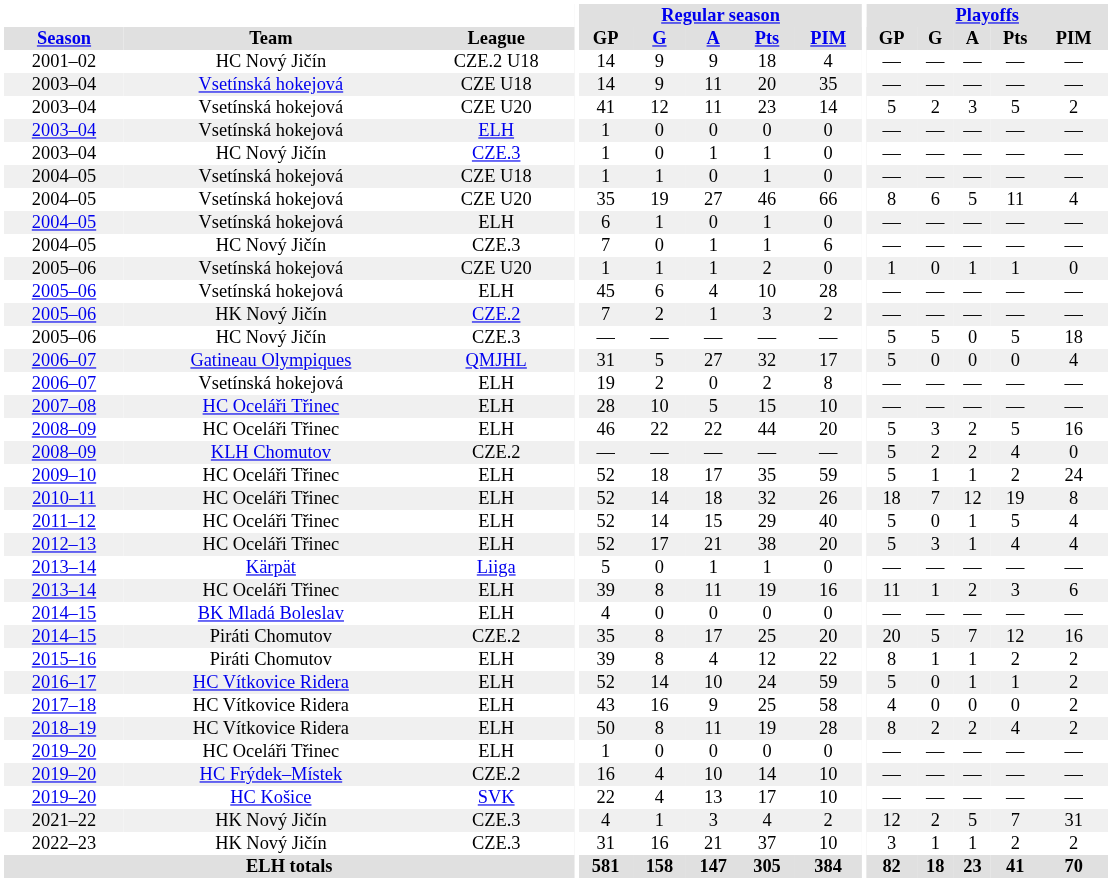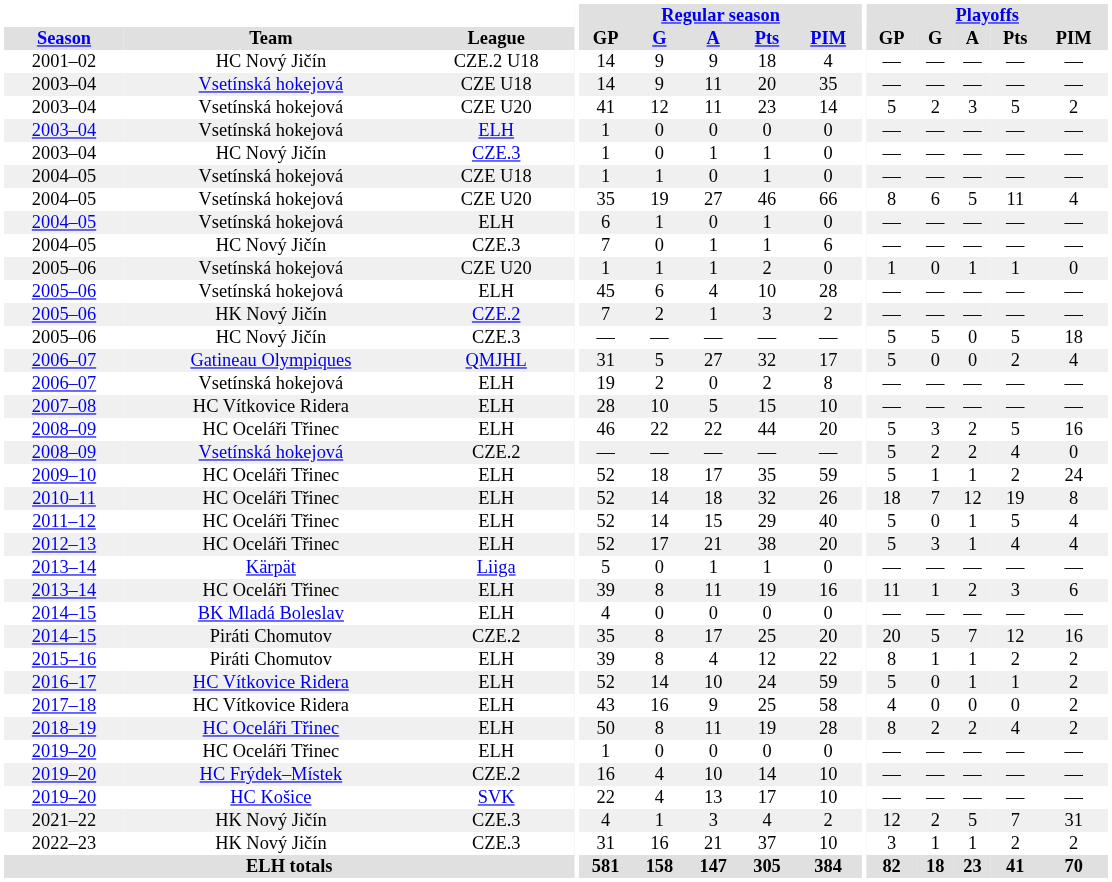(1015, 360) 0 -> (1015, 360) 2
(271, 406) HC Oceláři Třinec -> (271, 406) HC Vítkovice Ridera
(271, 452) KLH Chomutov -> (271, 452) Vsetínská hokejová
(271, 728) HC Vítkovice Ridera -> (271, 728) HC Oceláři Třinec
